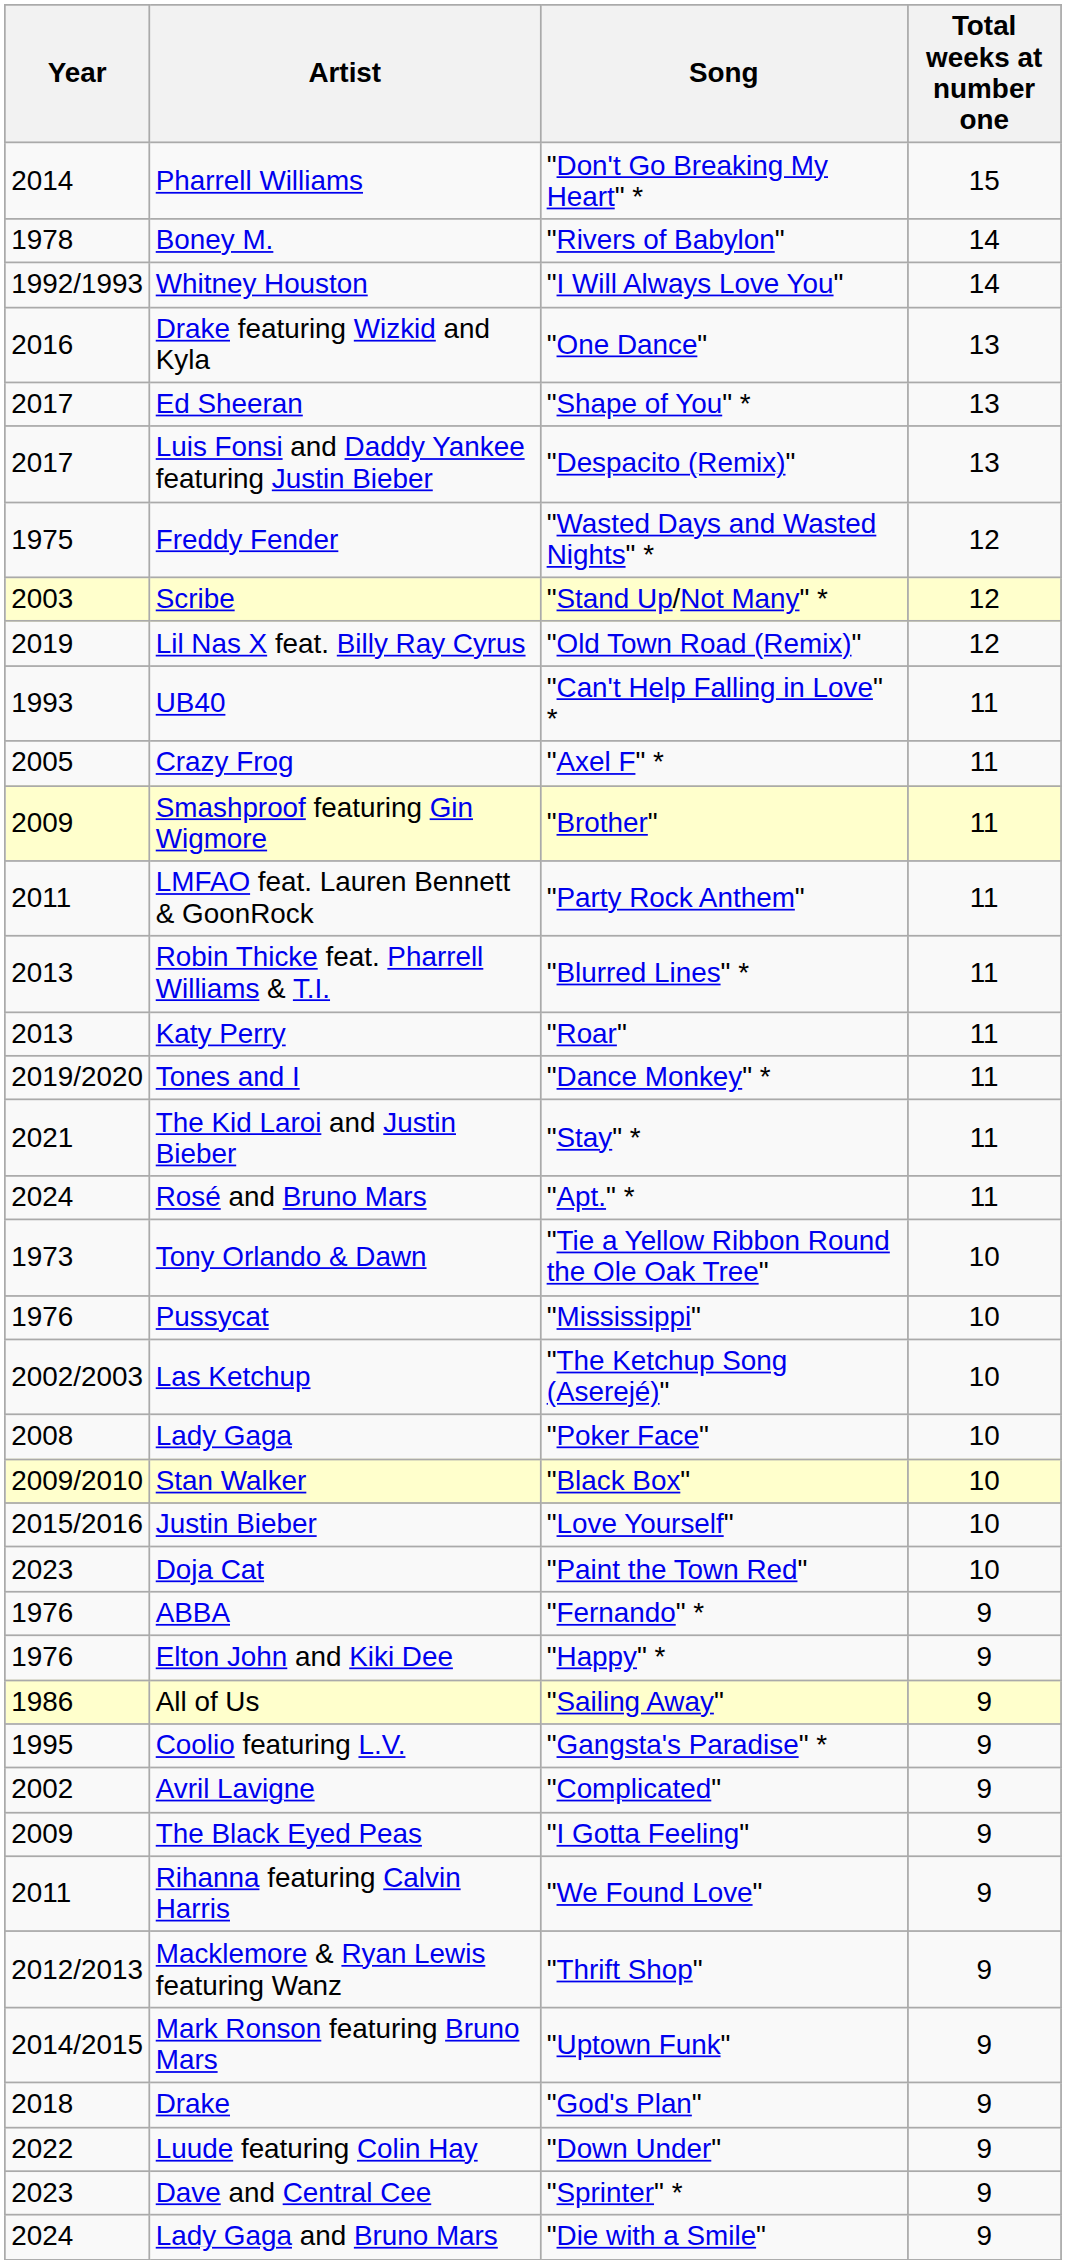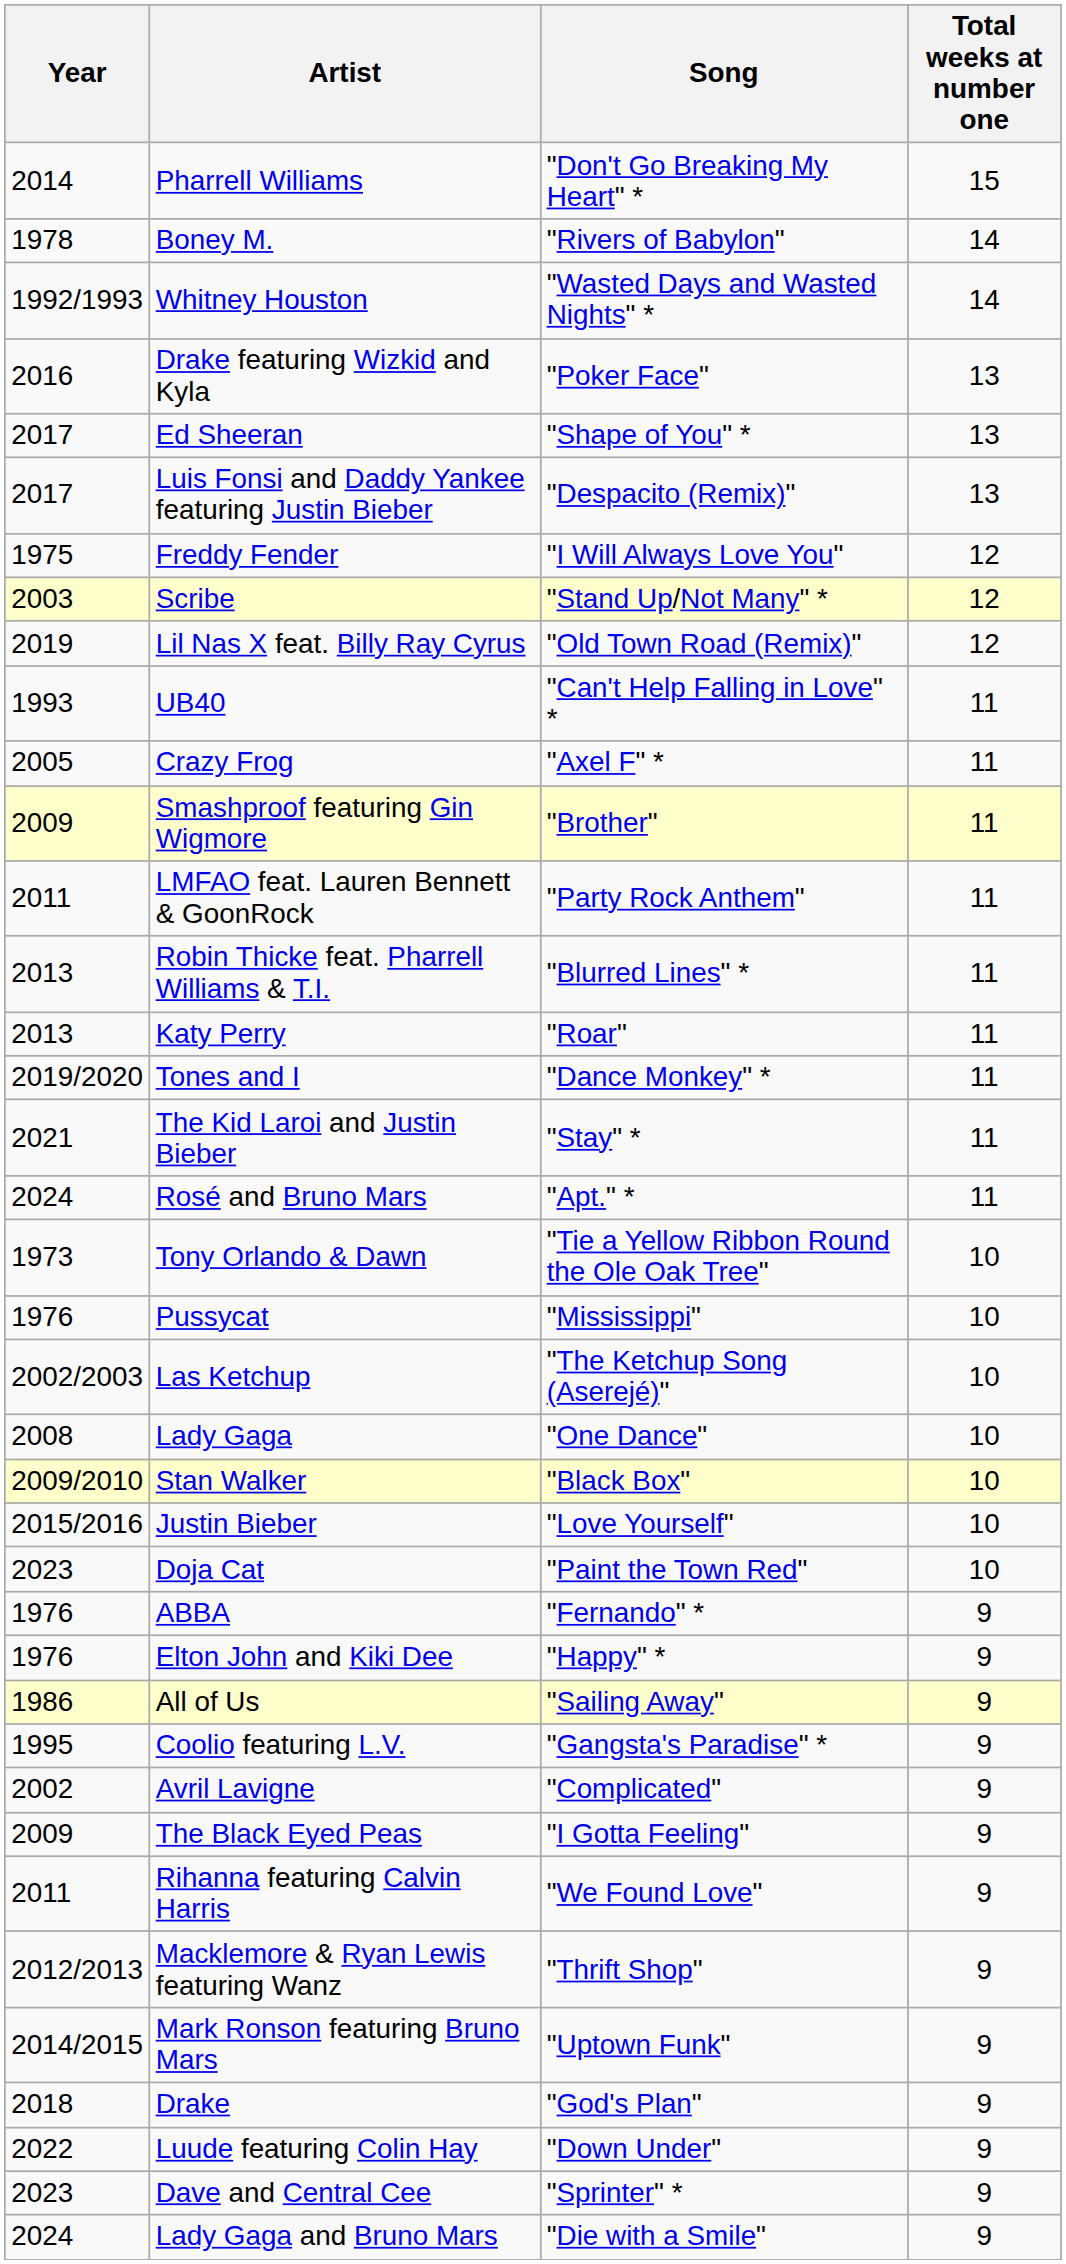(695, 284) "I Will Always Love You" -> (711, 299) "Wasted Days and Wasted Nights" *
(627, 344) "One Dance" -> (628, 375) "Poker Face"
(711, 539) "Wasted Days and Wasted Nights" * -> (695, 554) "I Will Always Love You"
(628, 1436) "Poker Face" -> (627, 1436) "One Dance"
